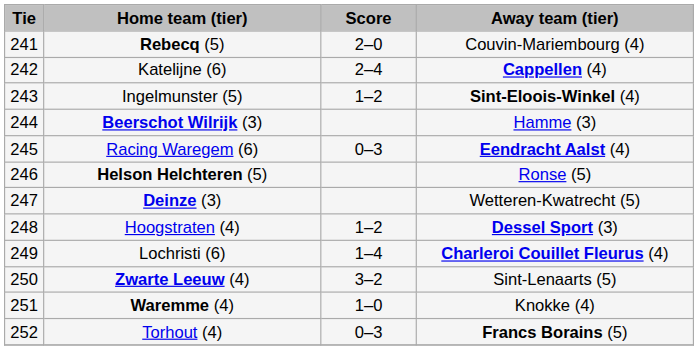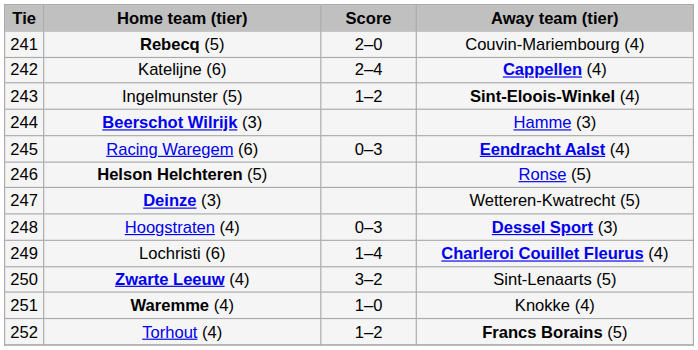(369, 227) 1–2 -> (369, 227) 0–3
(369, 332) 0–3 -> (369, 332) 1–2
